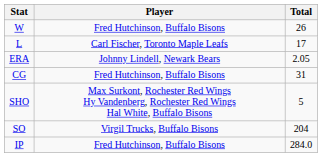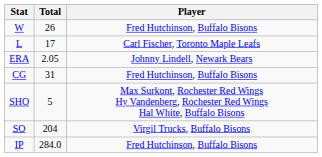columns swapped: (159, 12) <-> (301, 12)
